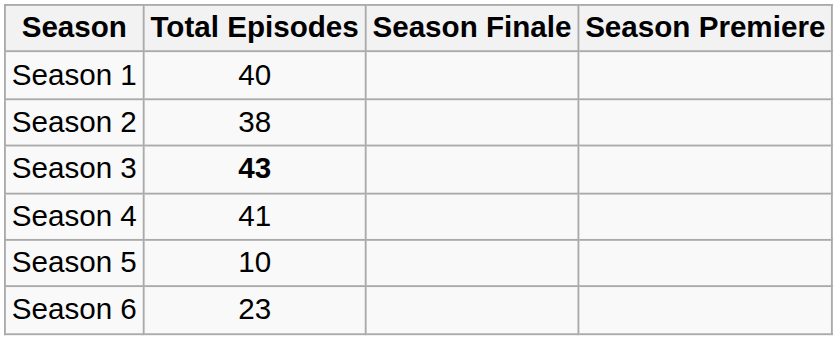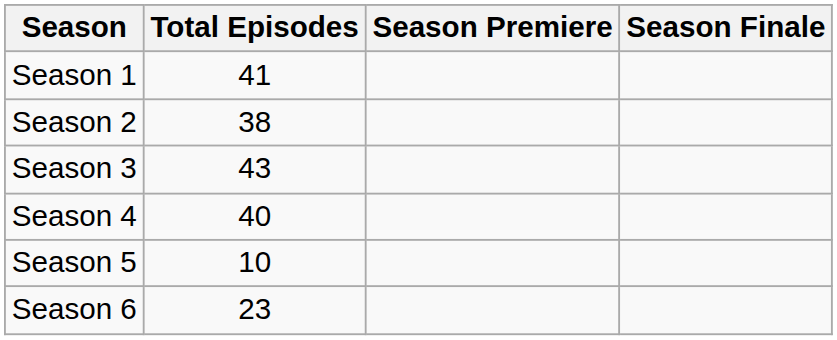columns swapped: (705, 27) <-> (472, 27)
(255, 74) 40 -> (255, 74) 41
(255, 168) bold -> (255, 168) normal
(255, 215) 41 -> (255, 215) 40
